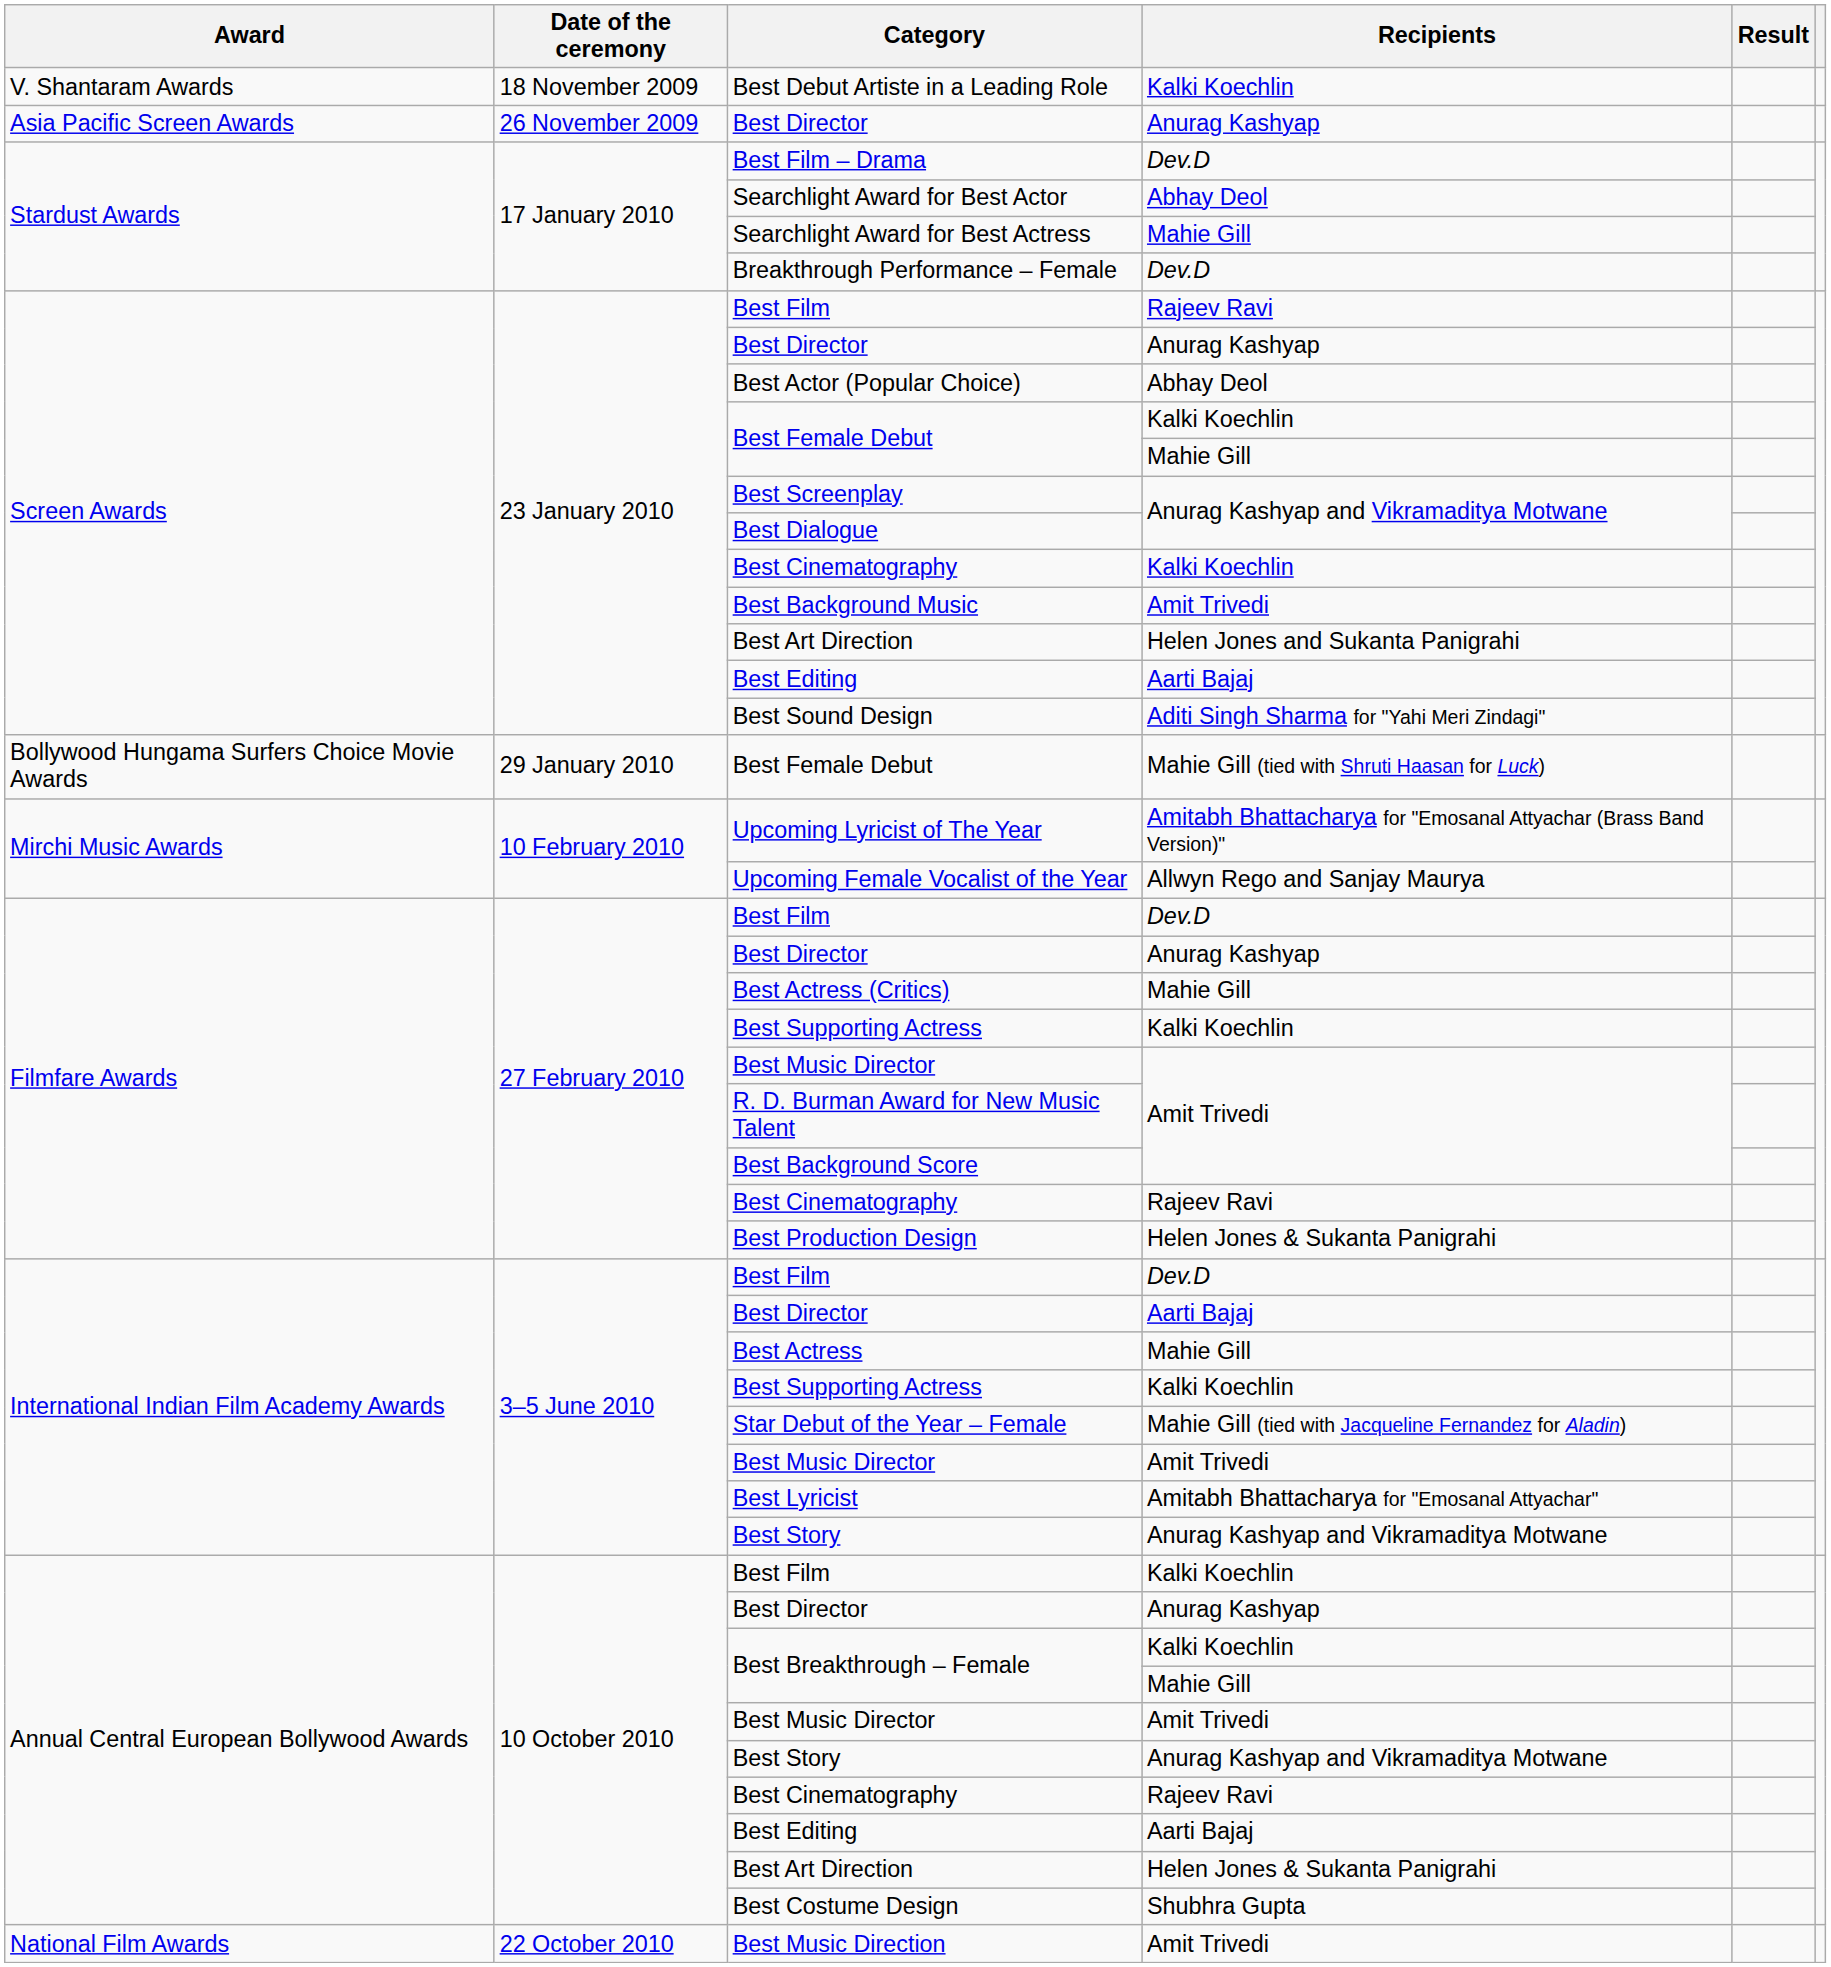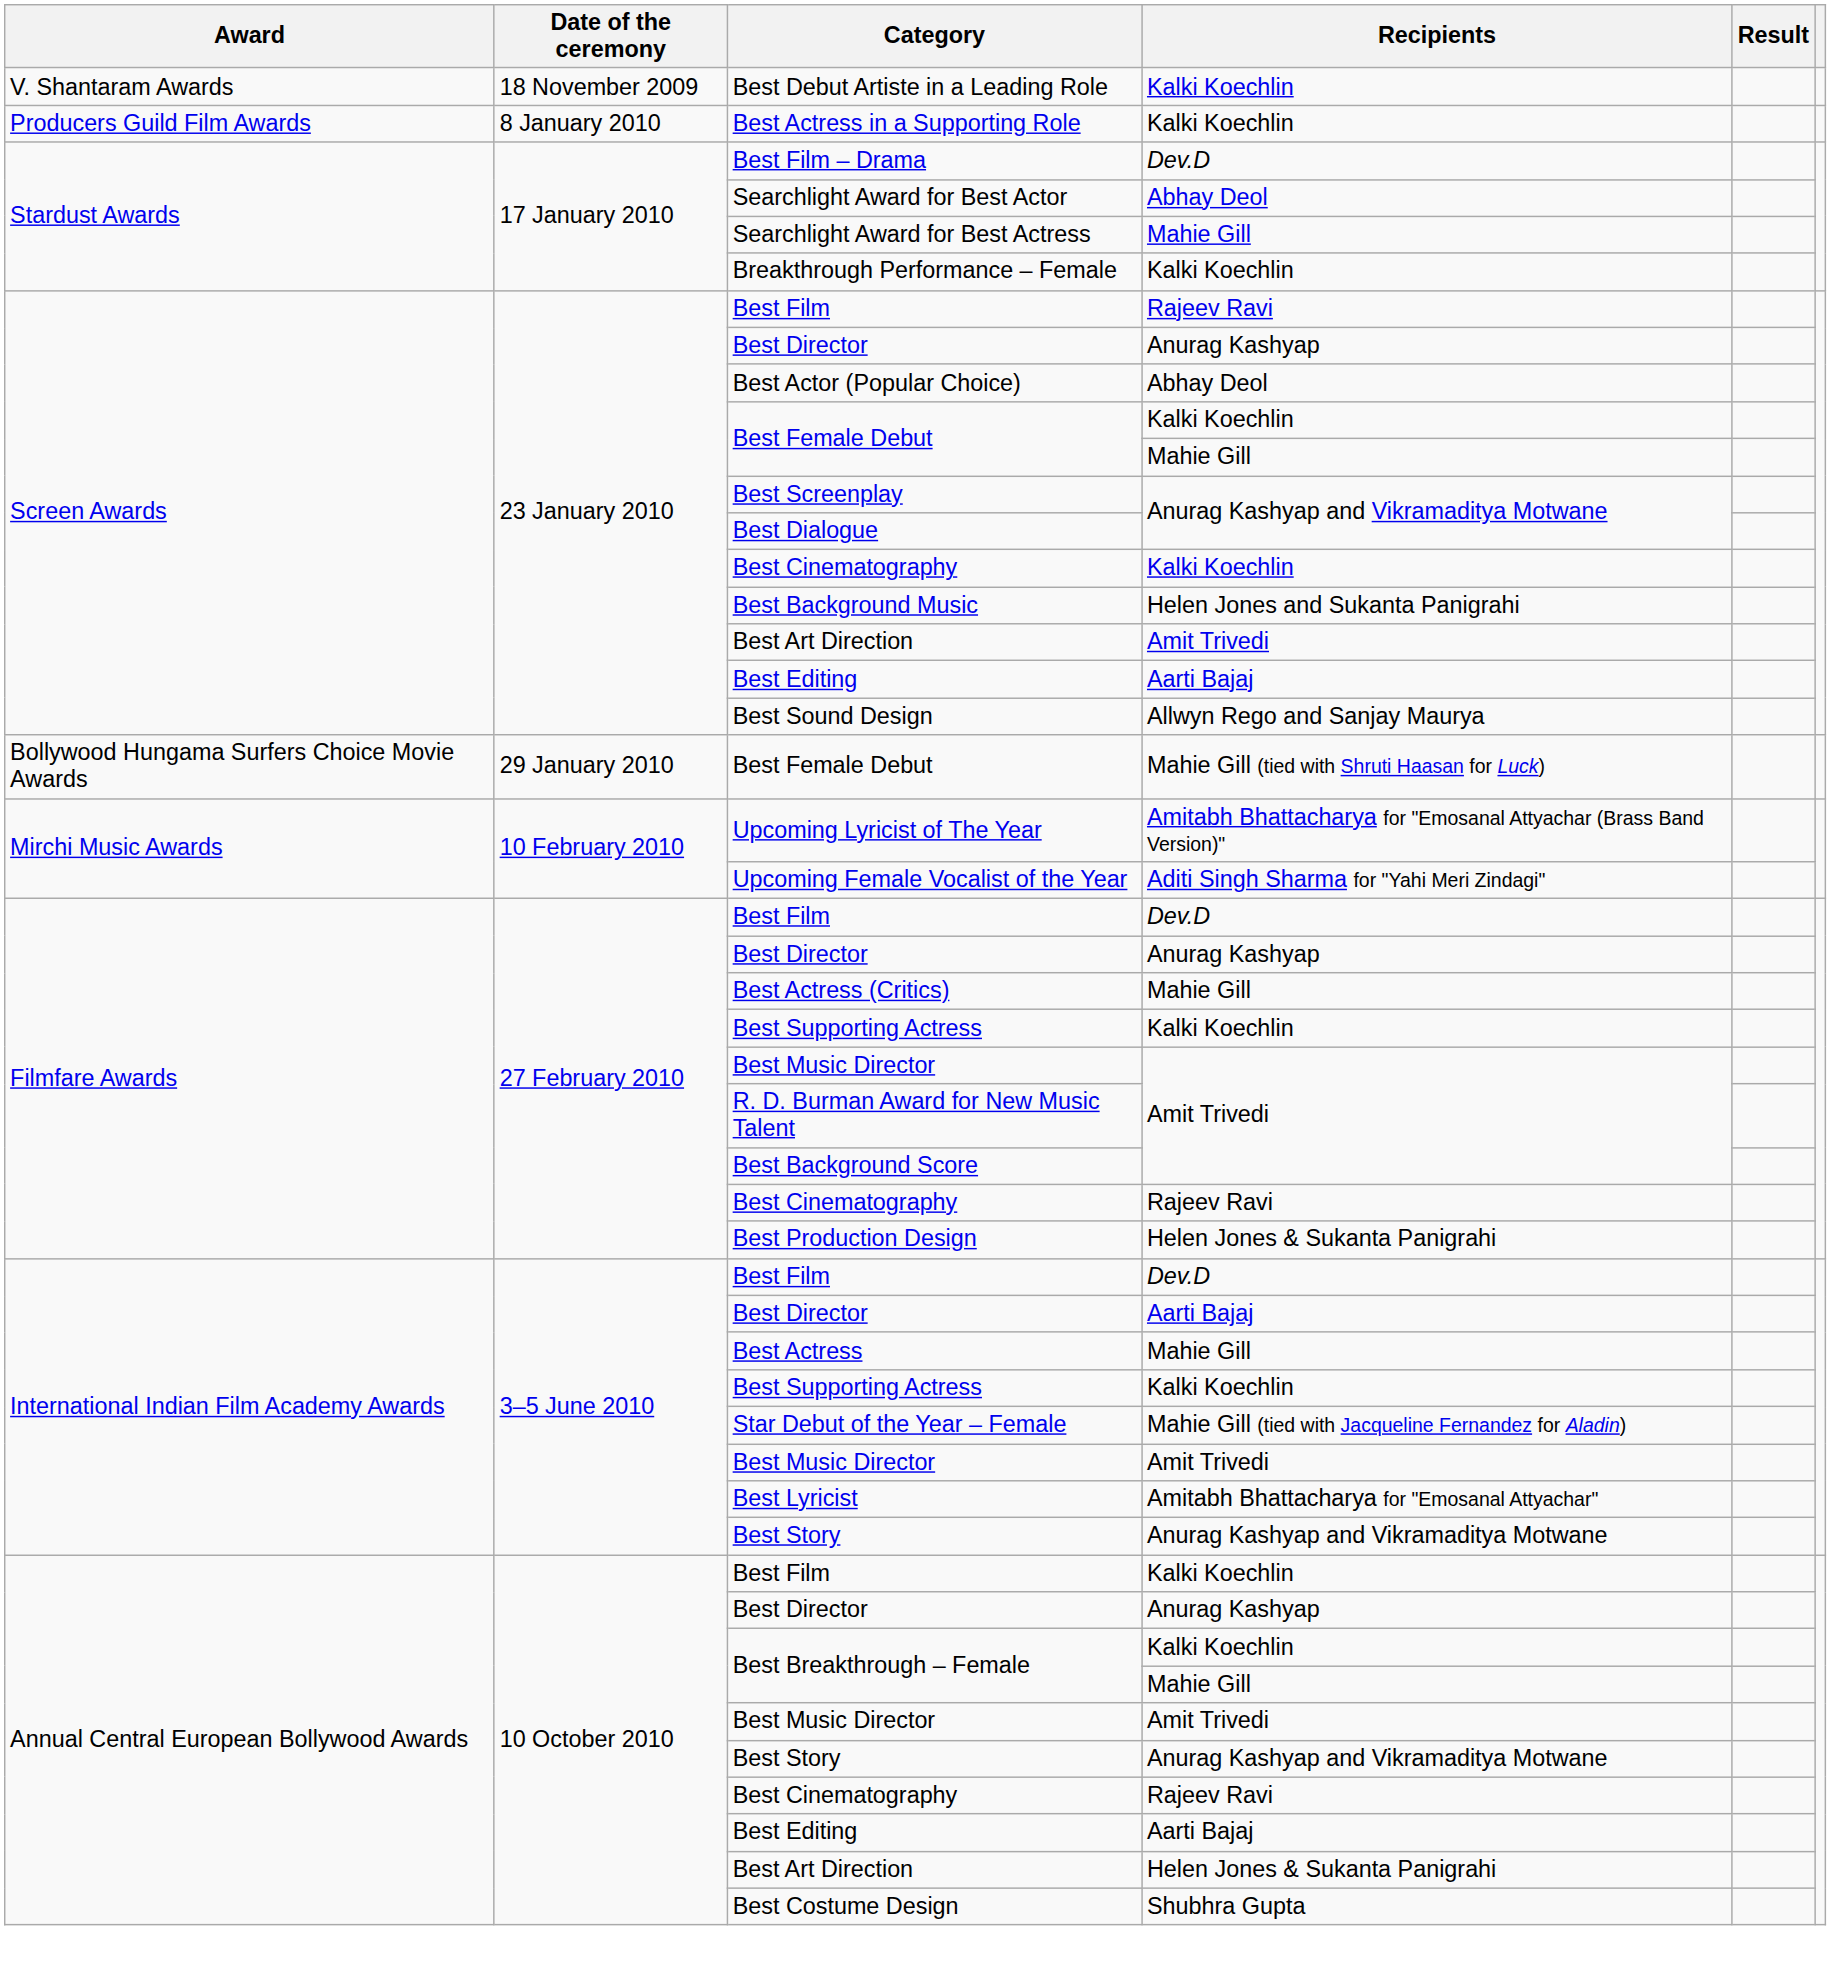- row: (152, 123)
+ row: (160, 123)
(1179, 271) Dev.D -> (1220, 271) Kalki Koechlin
(1208, 605) Amit Trivedi -> (1333, 605) Helen Jones and Sukanta Panigrahi
(1333, 642) Helen Jones and Sukanta Panigrahi -> (1208, 642) Amit Trivedi
(1346, 716) Aditi Singh Sharma for "Yahi Meri Zindagi" -> (1316, 716) Allwyn Rego and Sanjay Maurya
(1316, 879) Allwyn Rego and Sanjay Maurya -> (1346, 879) Aditi Singh Sharma for "Yahi Meri Zindagi"
- row: (120, 1943)
